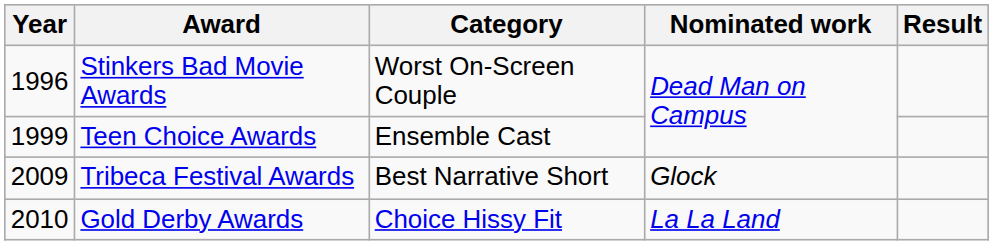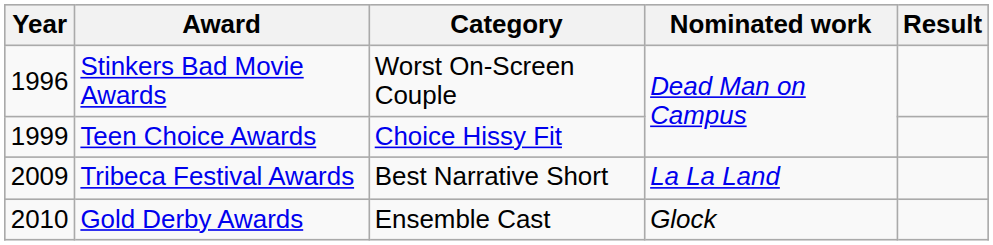(463, 136) Ensemble Cast -> (468, 136) Choice Hissy Fit
(683, 177) Glock -> (715, 177) La La Land
(468, 218) Choice Hissy Fit -> (463, 218) Ensemble Cast
(715, 218) La La Land -> (683, 218) Glock
